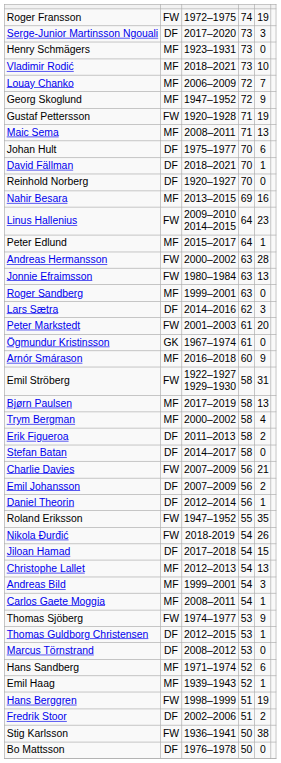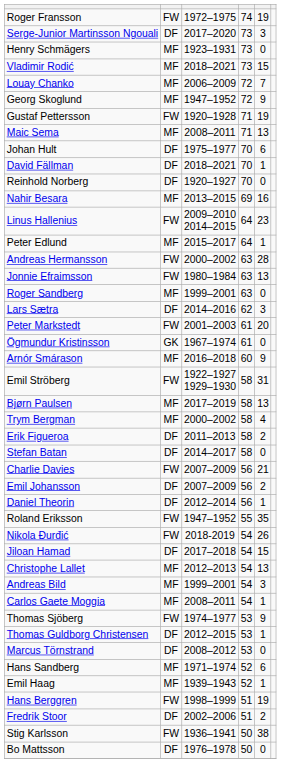(263, 67) 10 -> (263, 67) 15
